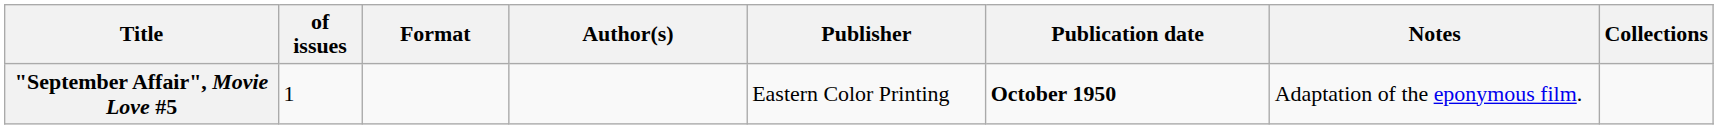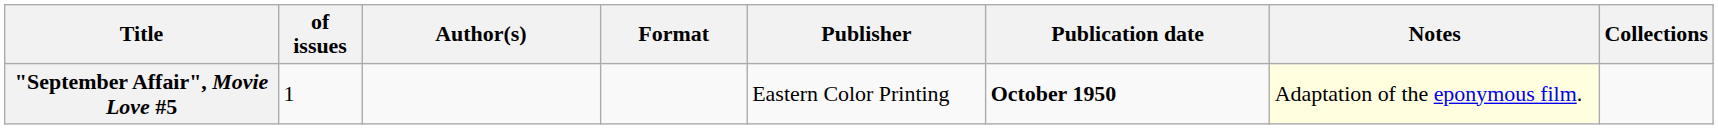columns swapped: (435, 34) <-> (628, 34)
(1428, 93) no background -> (1428, 93) lightyellow background
